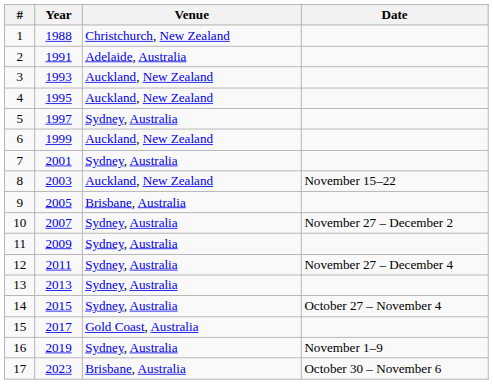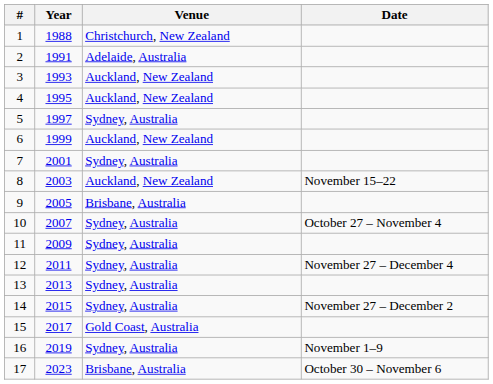(379, 222) November 27 – December 2 -> (373, 222) October 27 – November 4
(373, 306) October 27 – November 4 -> (379, 306) November 27 – December 2
